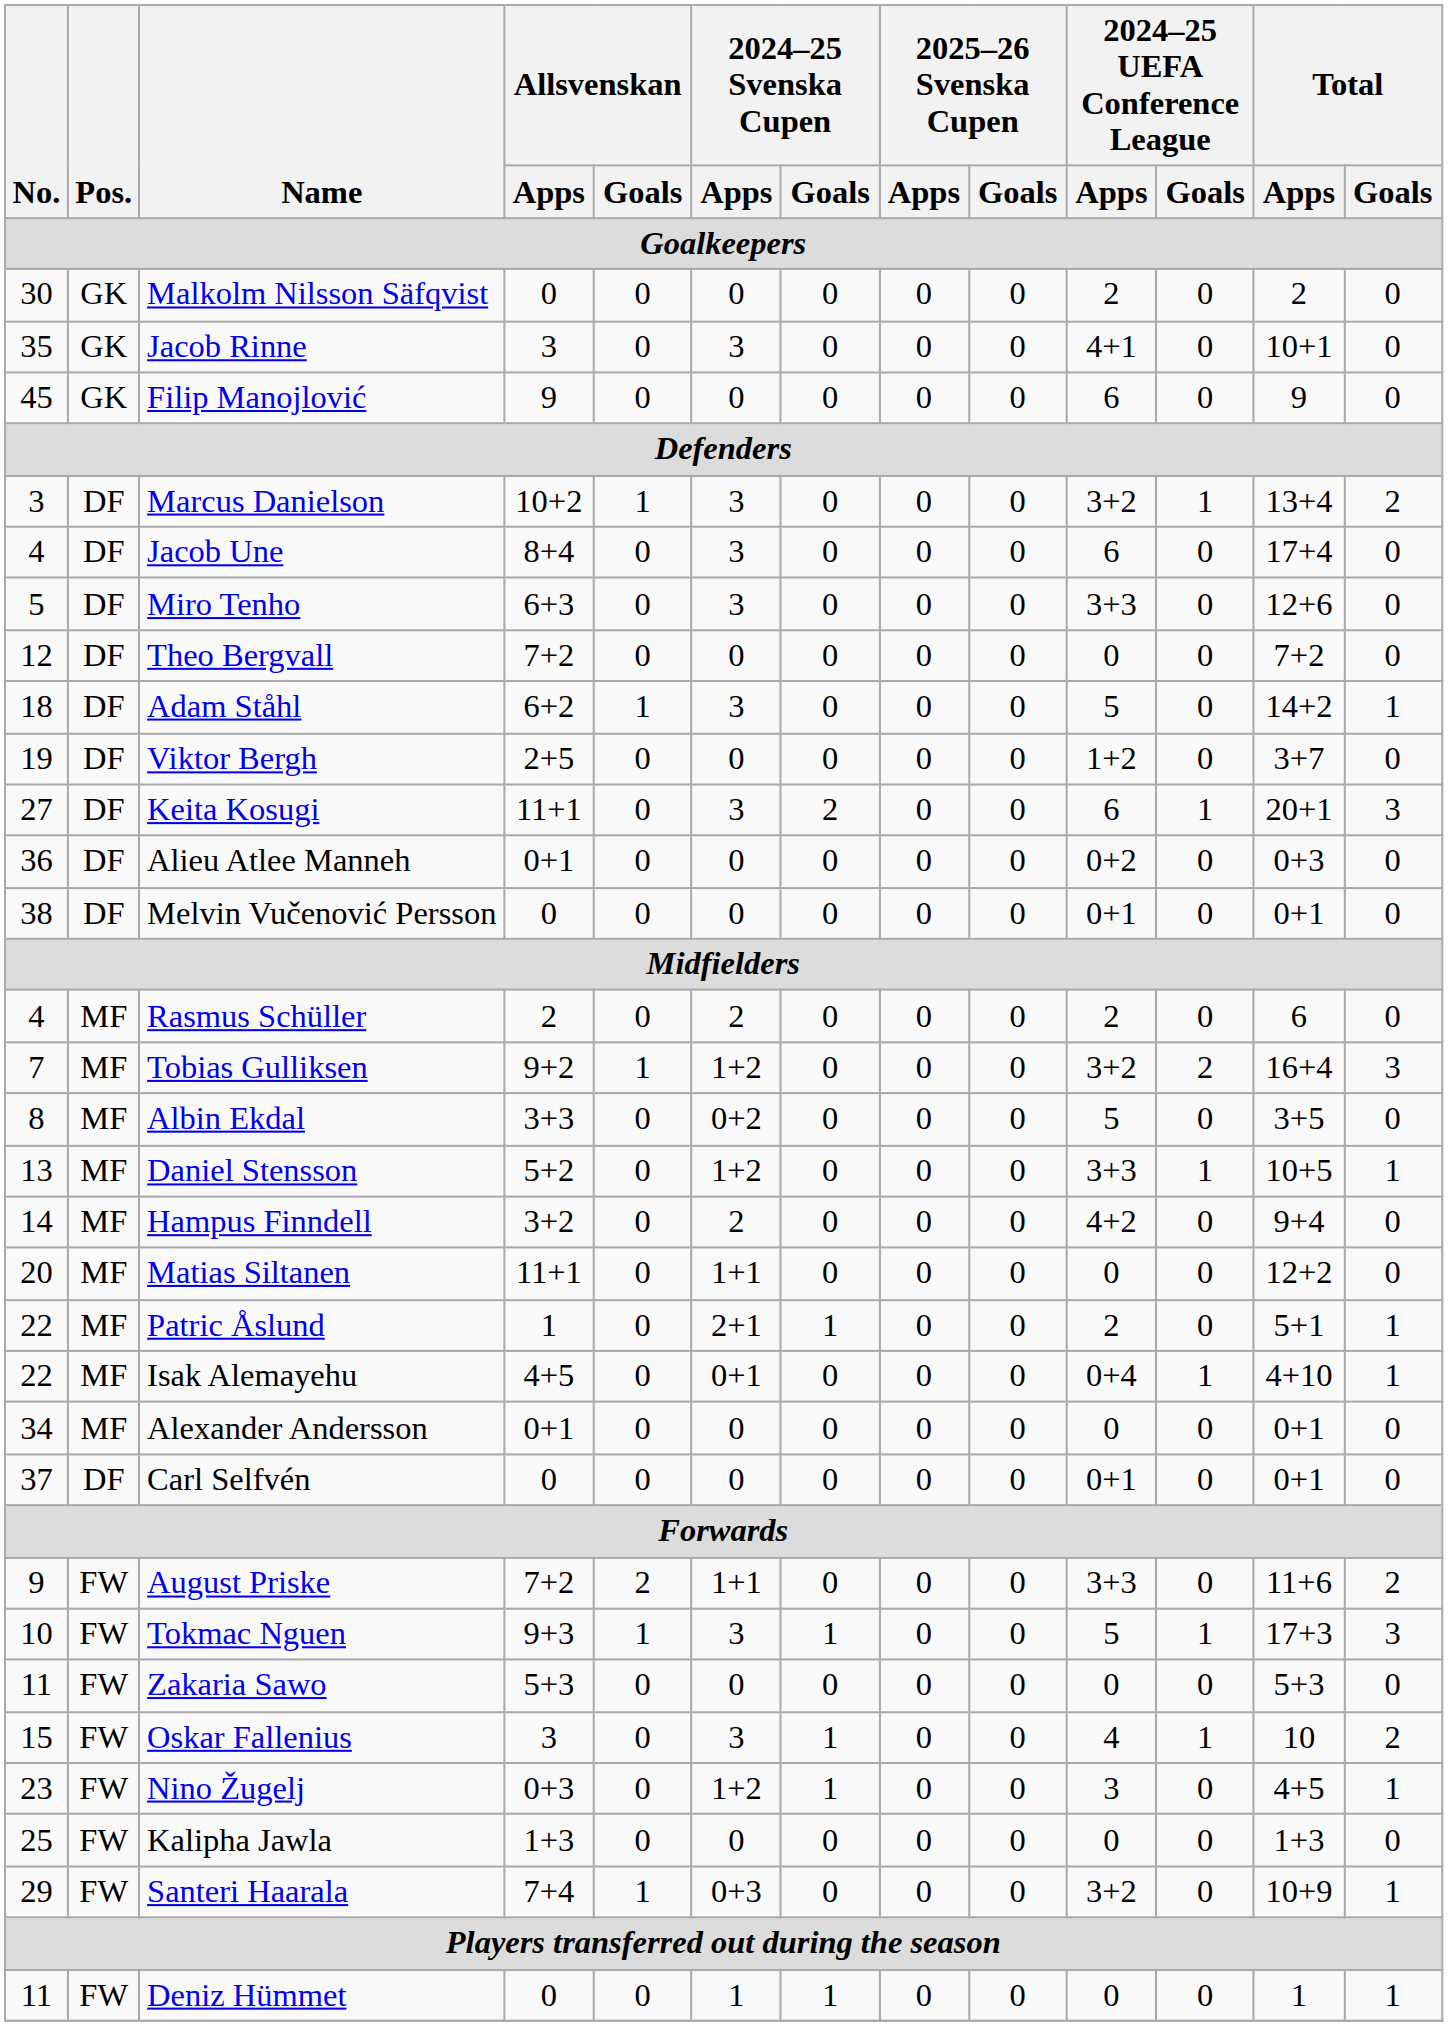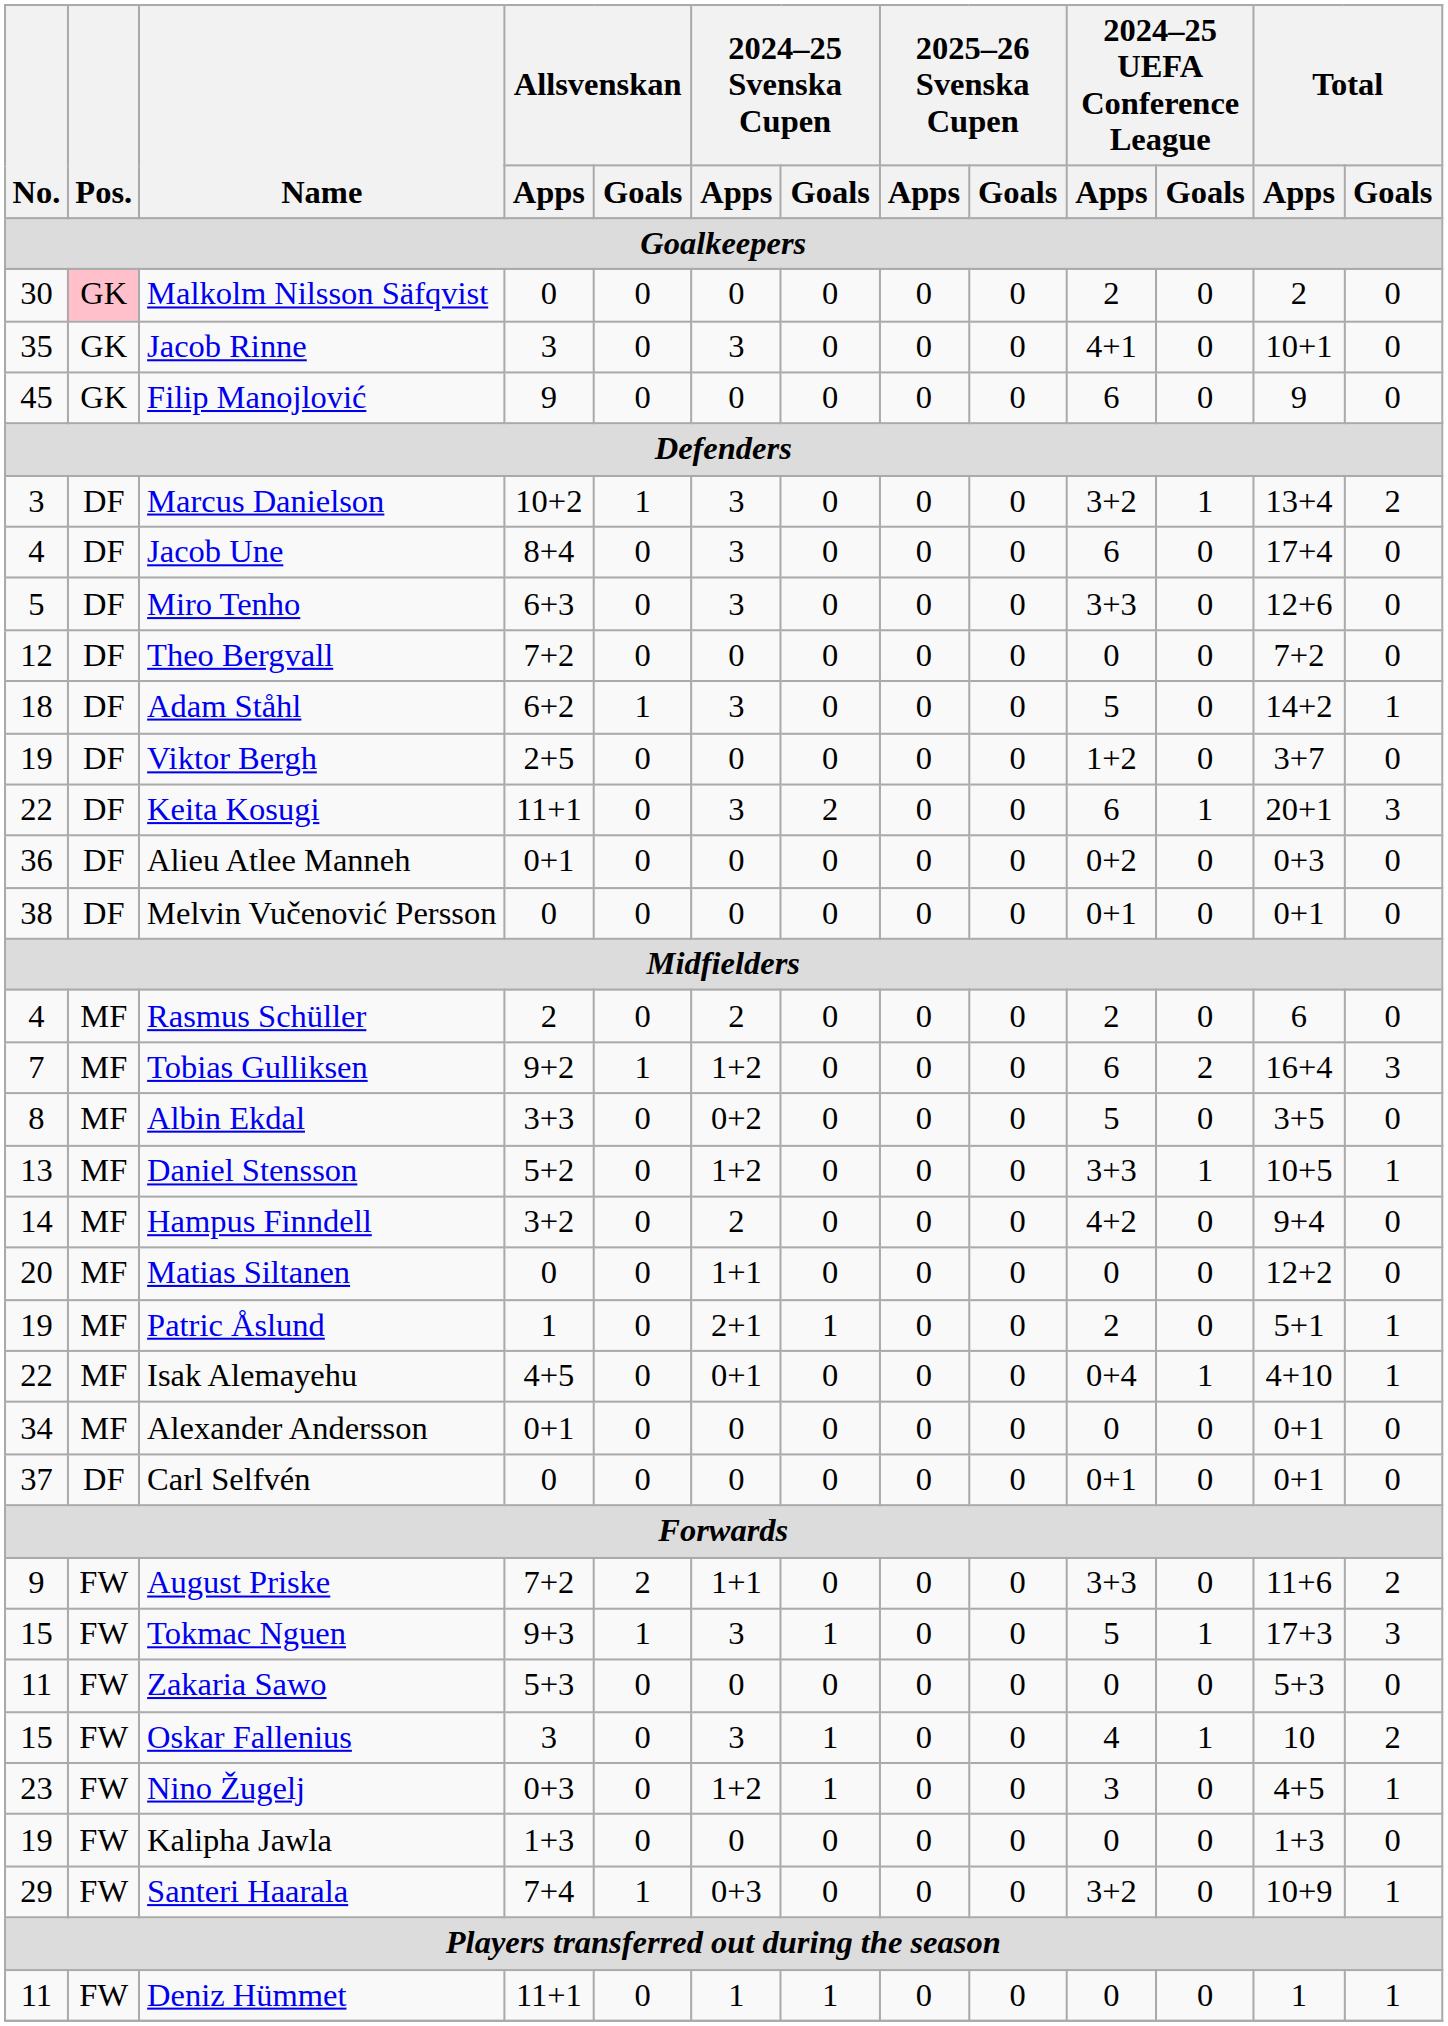(104, 294) no background -> (104, 294) pink background
(36, 809) 27 -> (36, 809) 22
(1111, 1067) 3+2 -> (1111, 1067) 6
(549, 1273) 11+1 -> (549, 1273) 0
(36, 1324) 22 -> (36, 1324) 19
(36, 1633) 10 -> (36, 1633) 15
(36, 1839) 25 -> (36, 1839) 19
(549, 1994) 0 -> (549, 1994) 11+1
